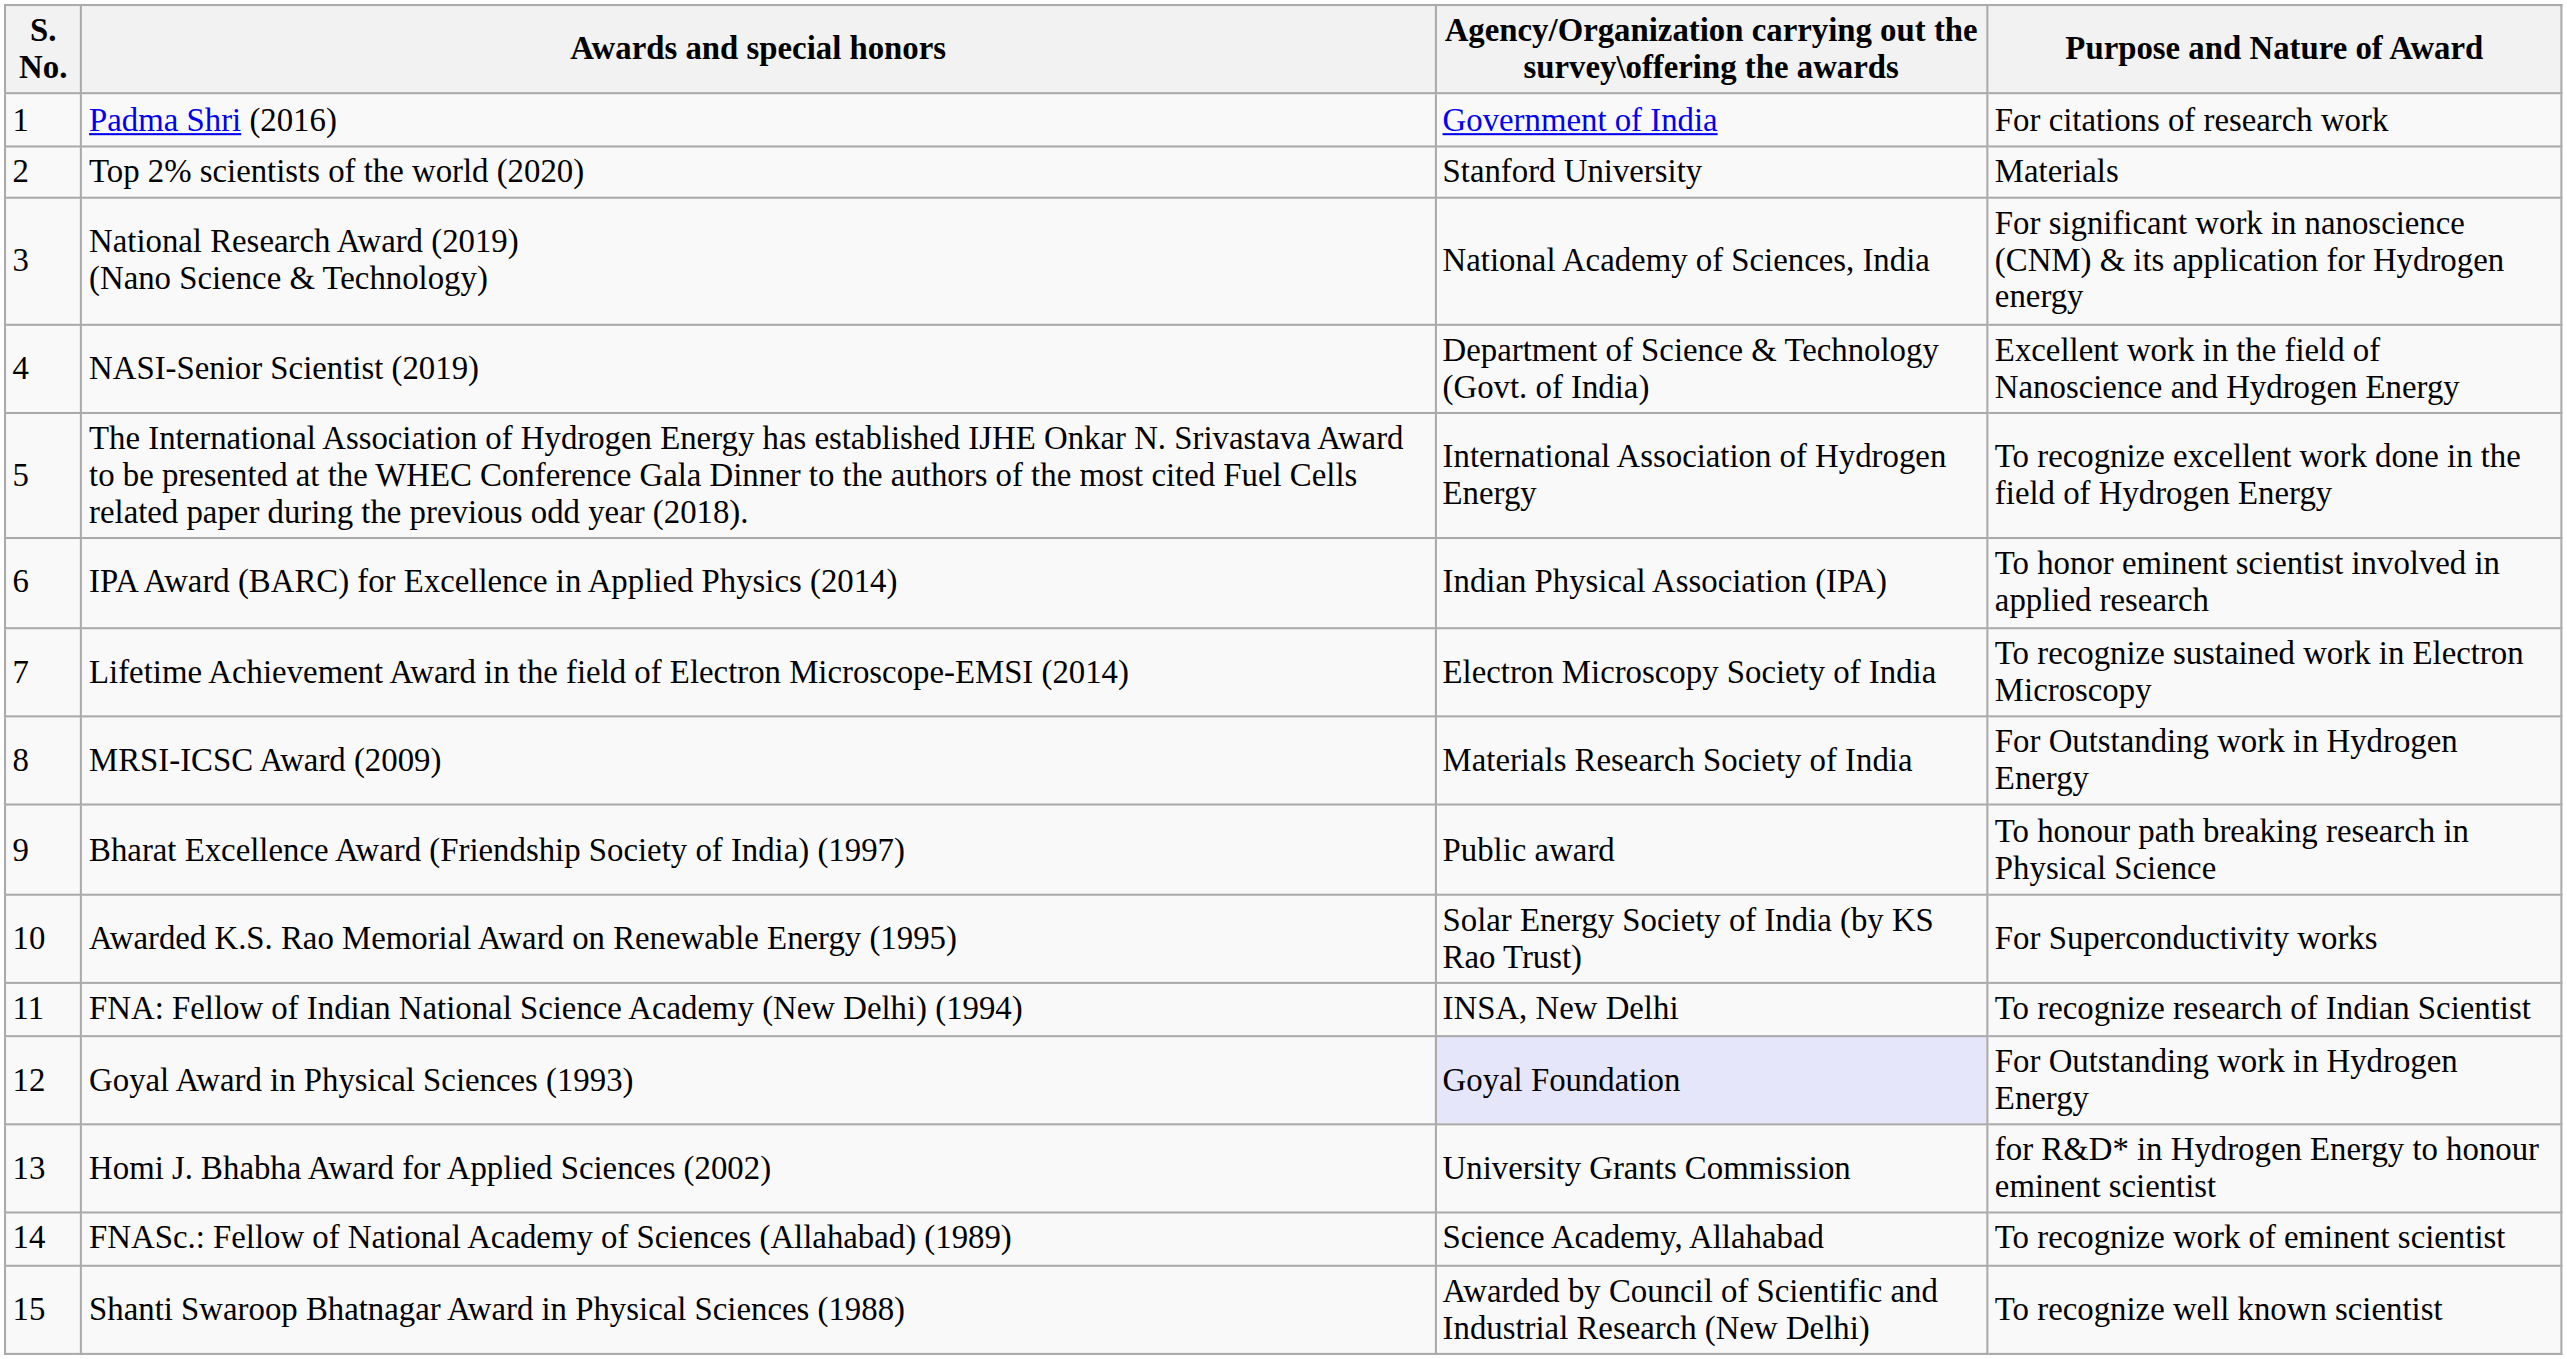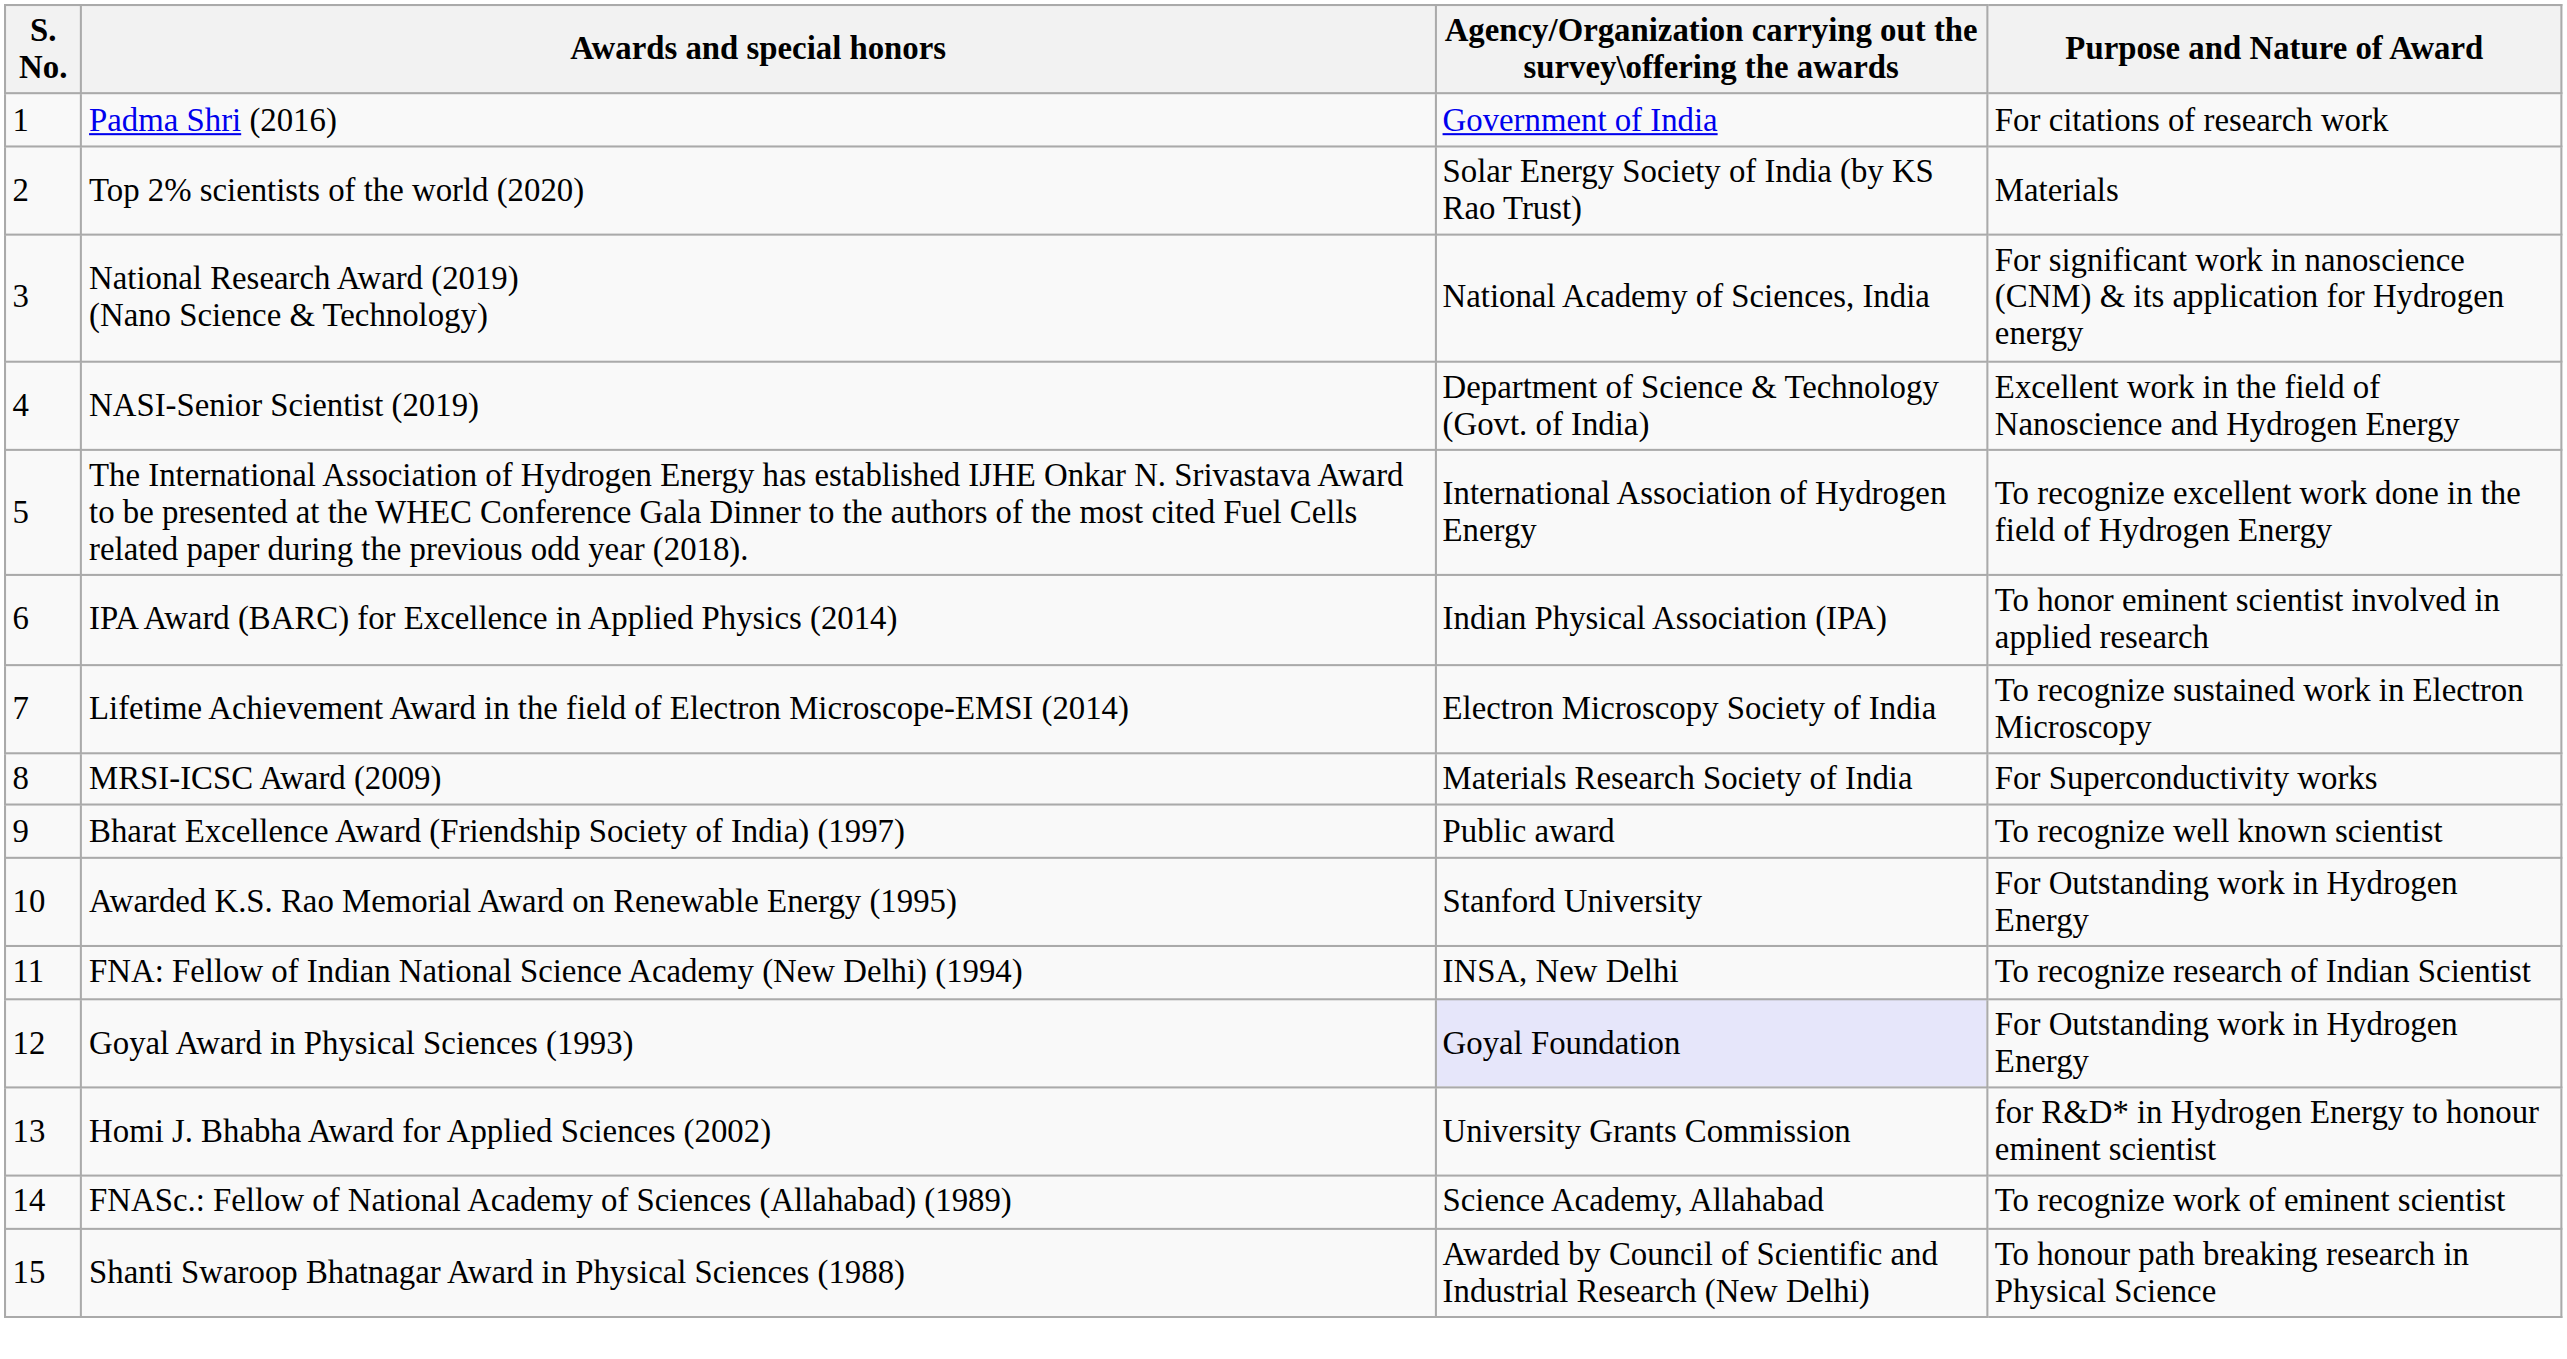(1572, 171) Stanford University -> (1688, 189) Solar Energy Society of India (by KS Rao Trust)
(2226, 760) For Outstanding work in Hydrogen Energy -> (2186, 778) For Superconductivity works
(2232, 849) To honour path breaking research in Physical Science -> (2219, 830) To recognize well known scientist
(1688, 938) Solar Energy Society of India (by KS Rao Trust) -> (1572, 901) Stanford University
(2186, 938) For Superconductivity works -> (2226, 901) For Outstanding work in Hydrogen Energy
(2219, 1308) To recognize well known scientist -> (2232, 1272) To honour path breaking research in Physical Science
